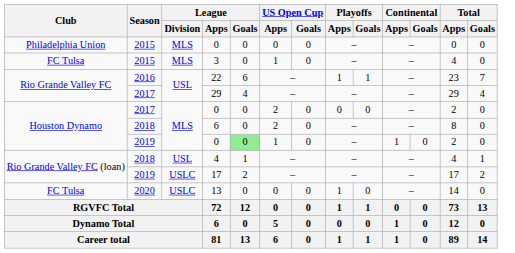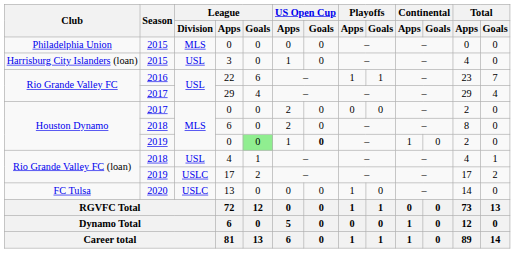(66, 61) FC Tulsa -> (72, 61) Harrisburg City Islanders (loan)
(182, 61) MLS -> (195, 61) USL
(308, 142) normal -> (321, 142) bold
